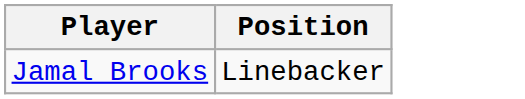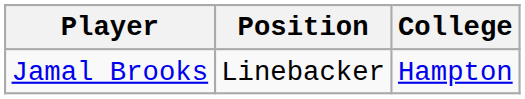+ column: (455, 27)
